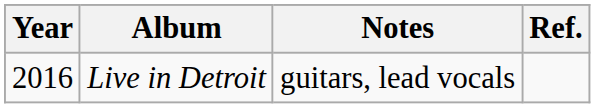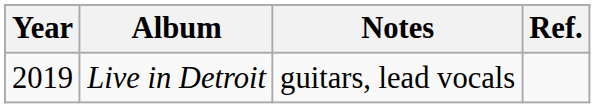(43, 77) 2016 -> (43, 77) 2019
